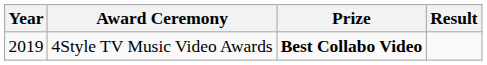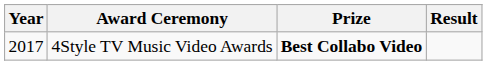(26, 45) 2019 -> (26, 45) 2017
